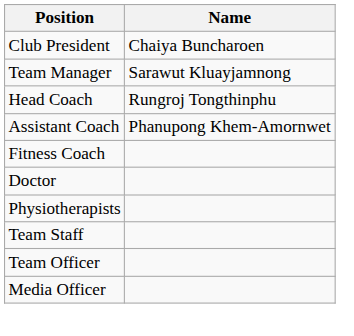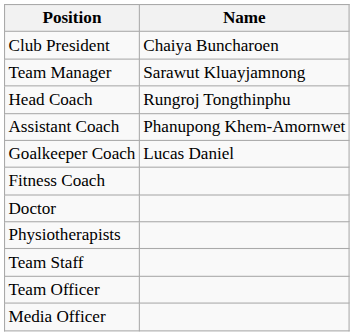+ row: (72, 153)
